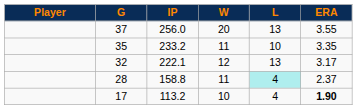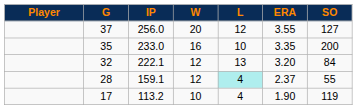+ column: (330, 12)
(275, 29) 13 -> (240, 29) 12
(173, 46) 233.2 -> (151, 46) 233.0
(224, 46) 11 -> (196, 46) 16
(326, 63) 3.17 -> (285, 63) 3.20
(173, 79) 158.8 -> (151, 79) 159.1
(224, 79) 11 -> (196, 79) 12
(326, 96) bold -> (285, 96) normal
